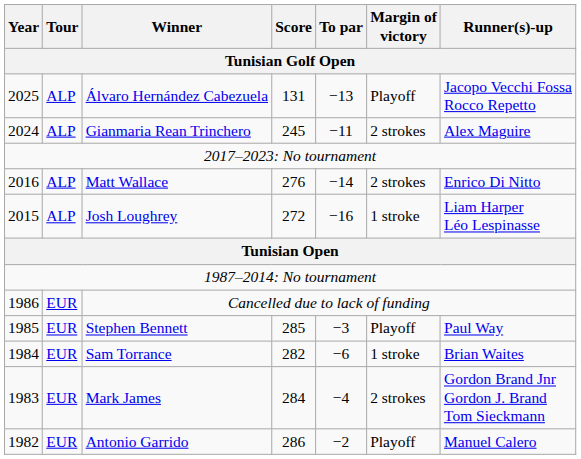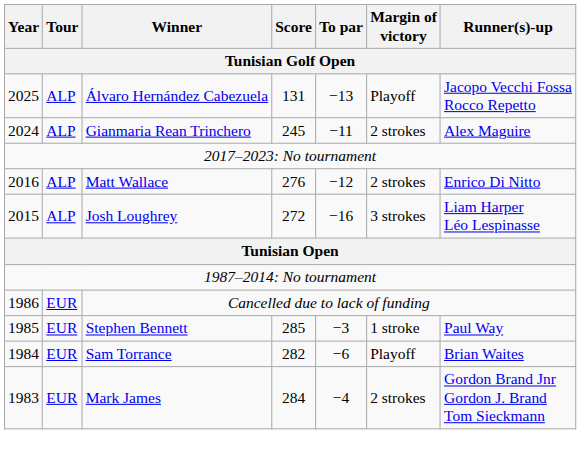(341, 182) −14 -> (341, 182) −12
(395, 216) 1 stroke -> (398, 216) 3 strokes
(393, 328) Playoff -> (395, 328) 1 stroke
(395, 353) 1 stroke -> (393, 353) Playoff
- row: (137, 441)
